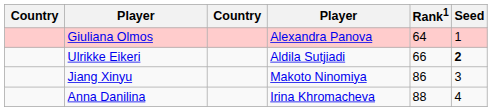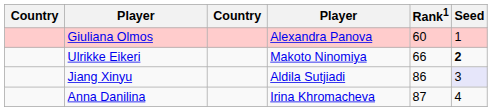(419, 37) 64 -> (419, 37) 60
(308, 57) Aldila Sutjiadi -> (318, 57) Makoto Ninomiya
(318, 77) Makoto Ninomiya -> (308, 77) Aldila Sutjiadi
(458, 77) no background -> (458, 77) lavender background
(419, 96) 88 -> (419, 96) 87
